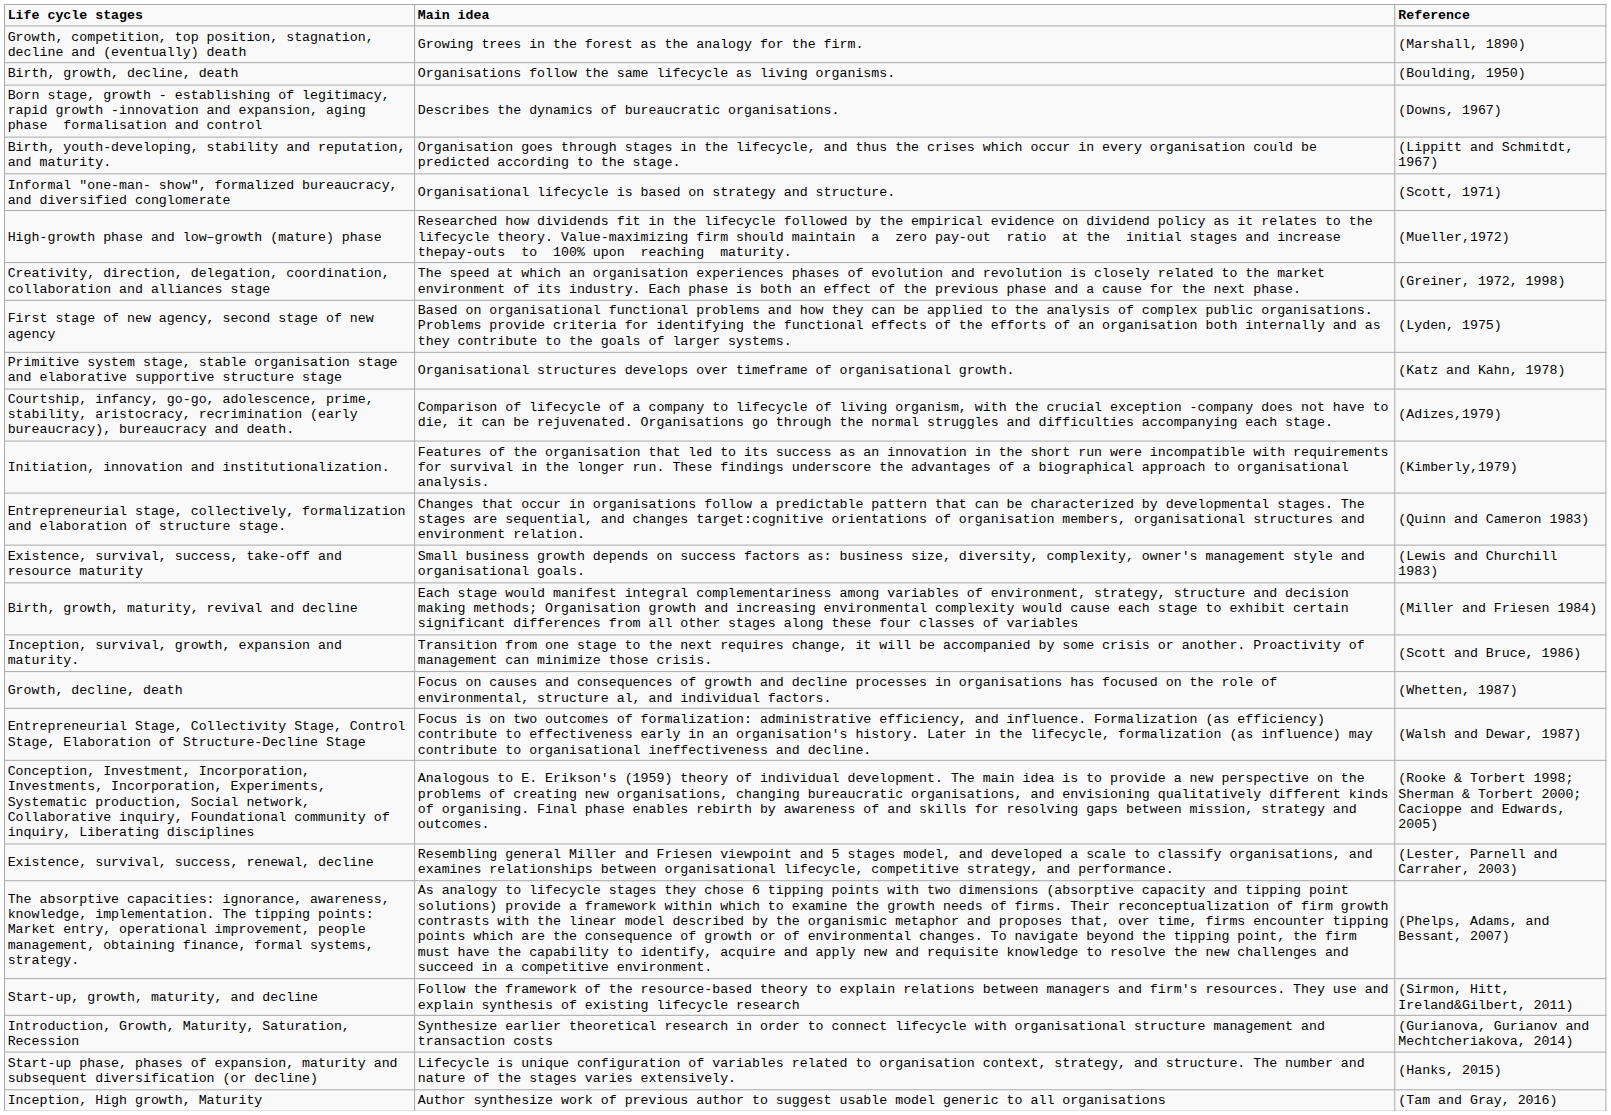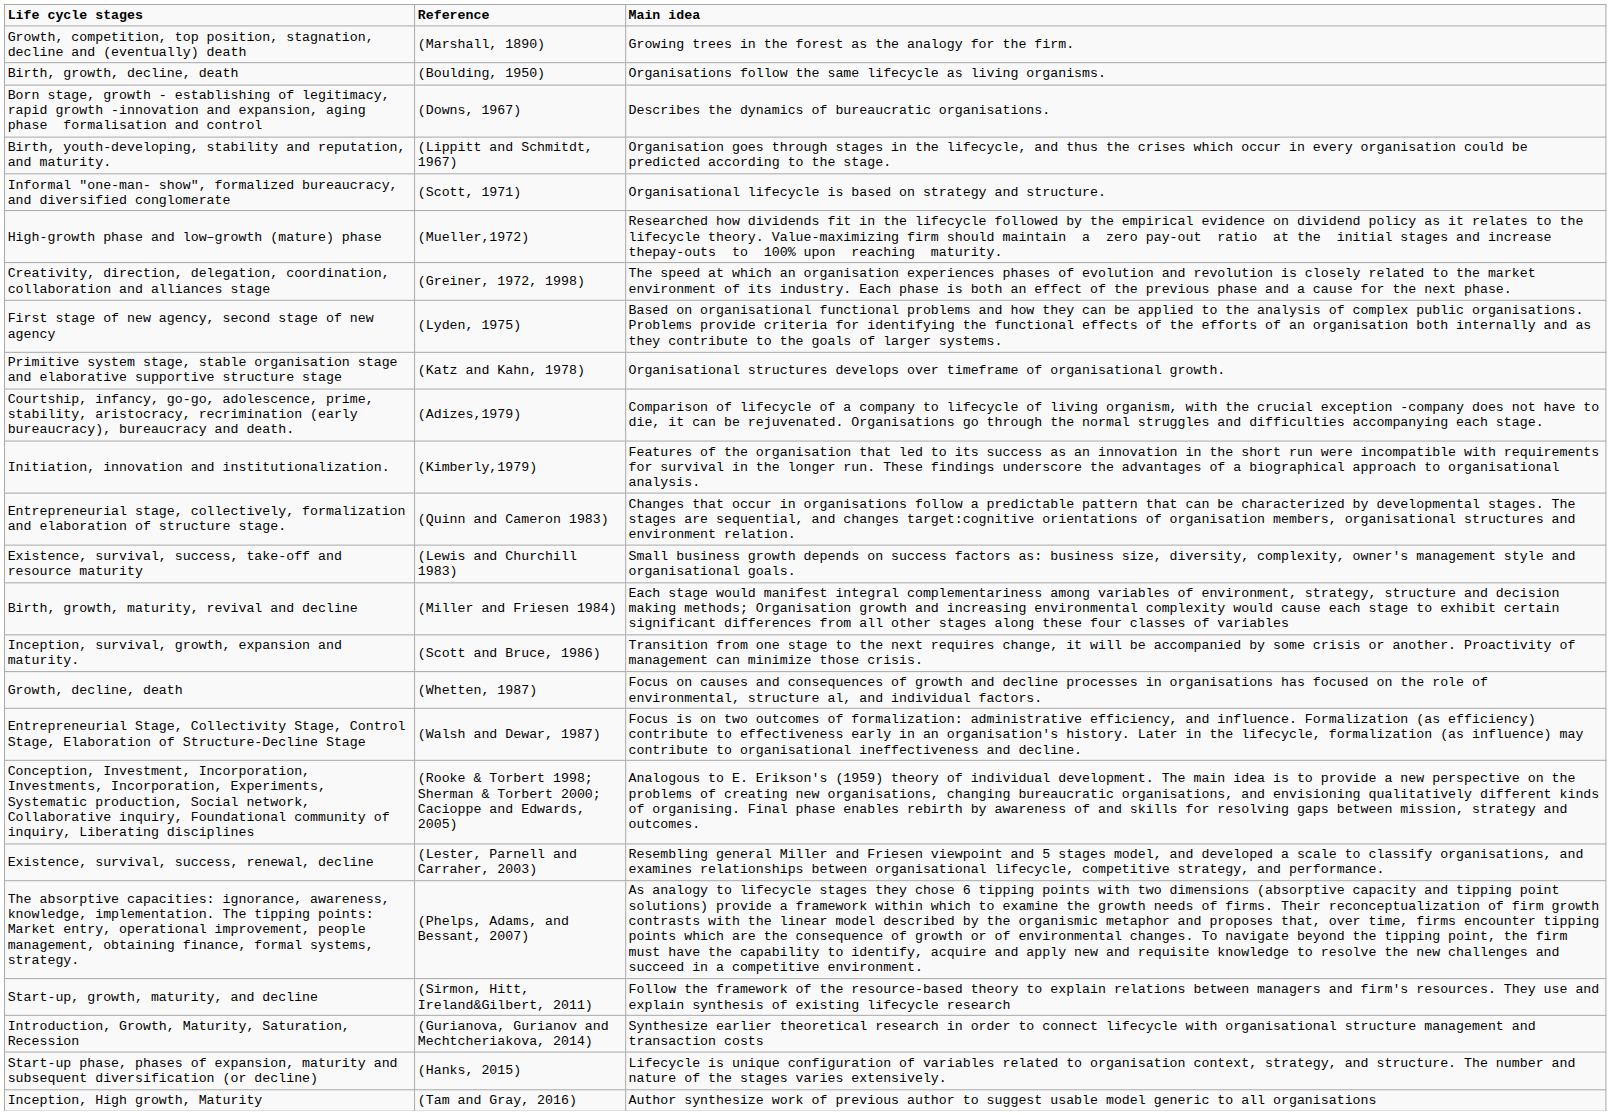columns swapped: (454, 15) <-> (1434, 15)
